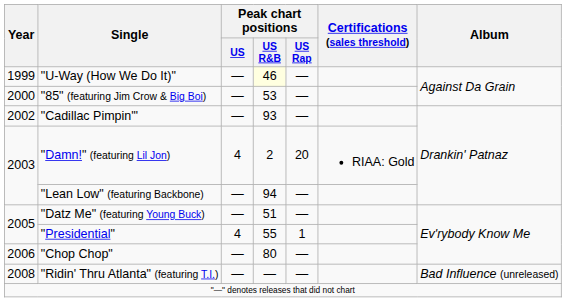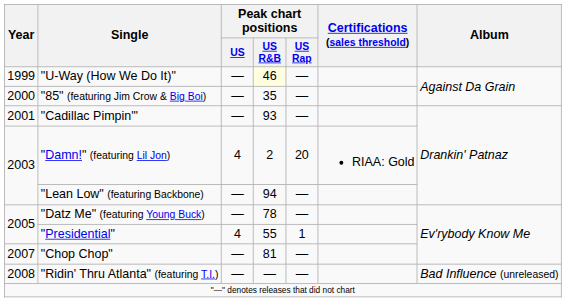(270, 96) 53 -> (270, 96) 35
(21, 116) 2002 -> (21, 116) 2001
(270, 214) 51 -> (270, 214) 78
(21, 254) 2006 -> (21, 254) 2007
(270, 254) 80 -> (270, 254) 81
